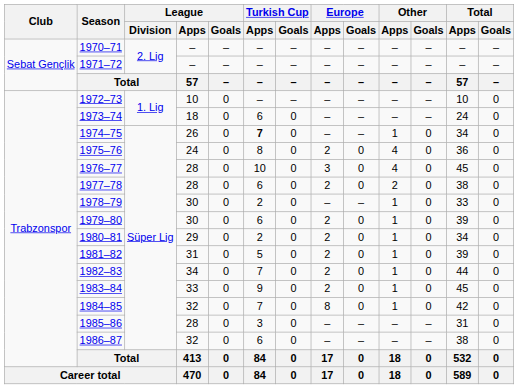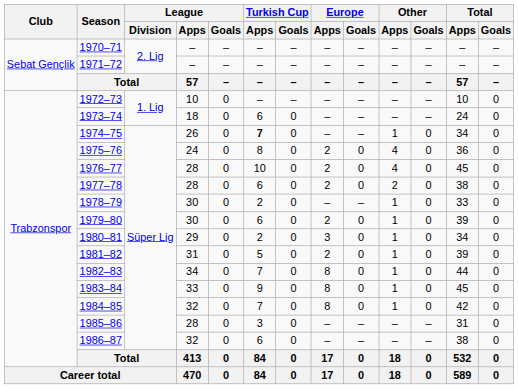(327, 168) 3 -> (327, 168) 2
(327, 237) 2 -> (327, 237) 3
(327, 271) 2 -> (327, 271) 8
(327, 289) 2 -> (327, 289) 8
